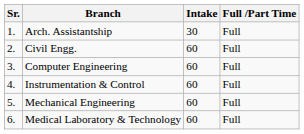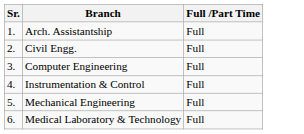- column: (202, 13)
